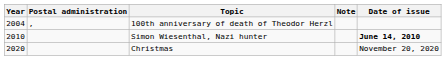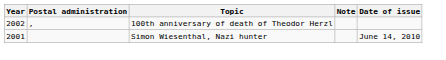(16, 23) 2004 -> (16, 23) 2002
(16, 36) 2010 -> (16, 36) 2001
(390, 36) bold -> (390, 36) normal
- row: (152, 49)
